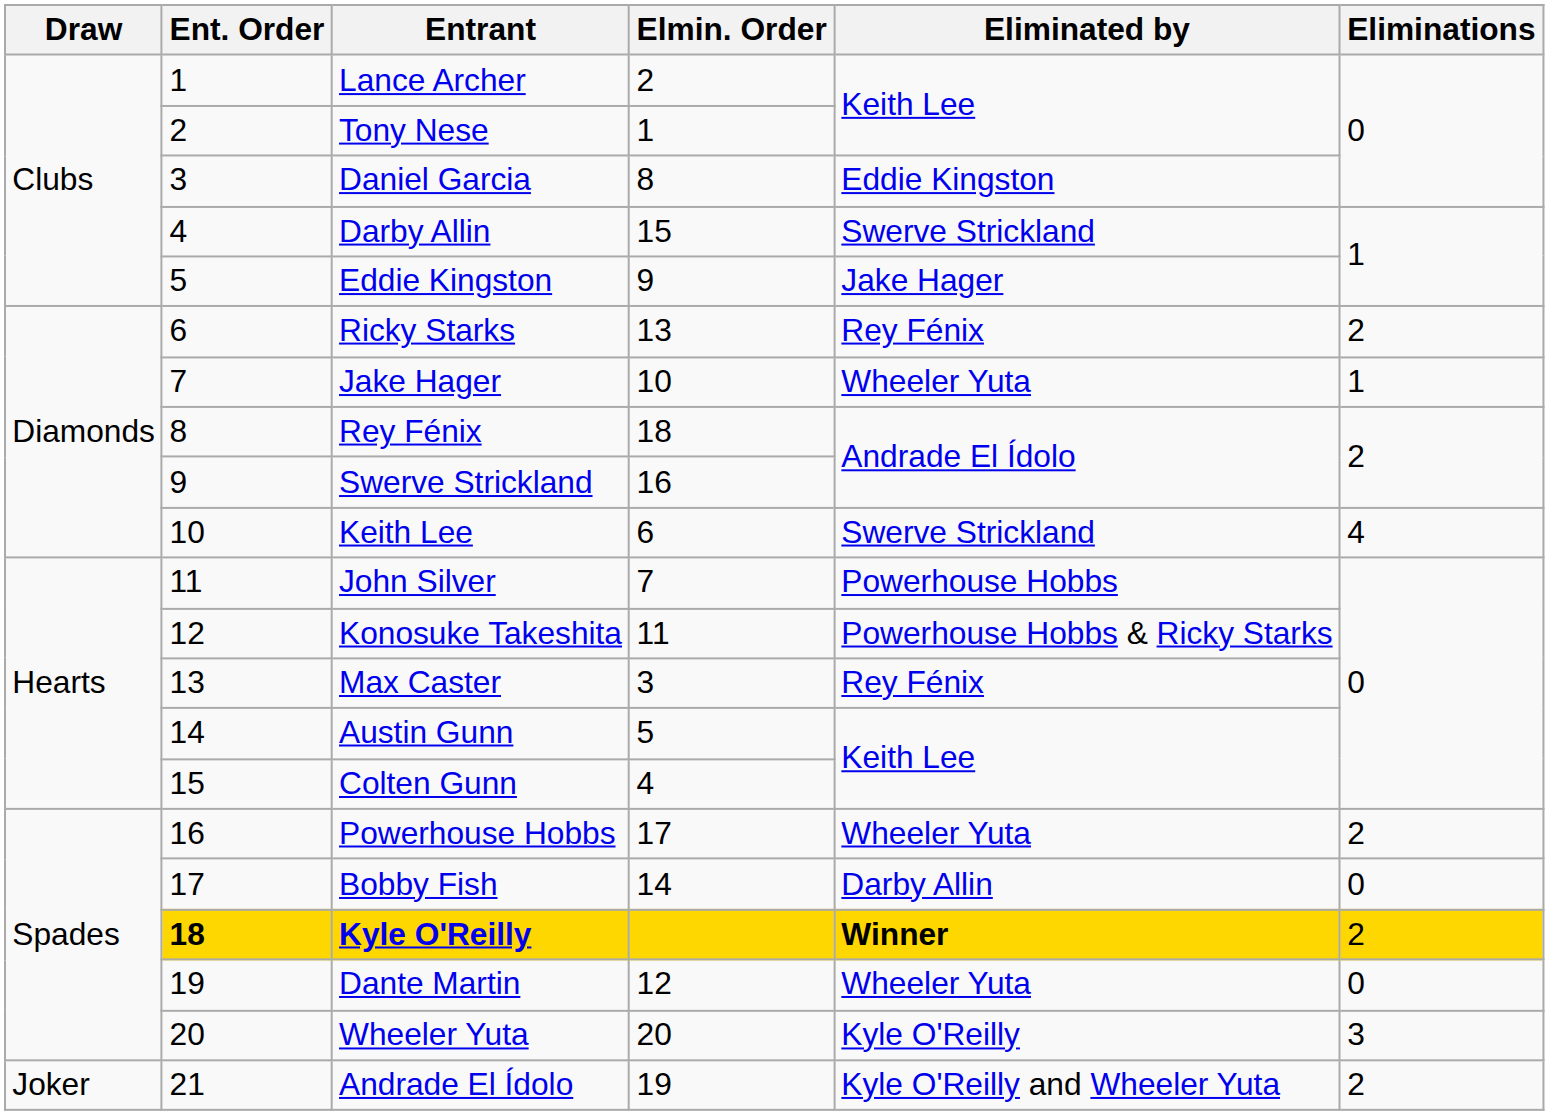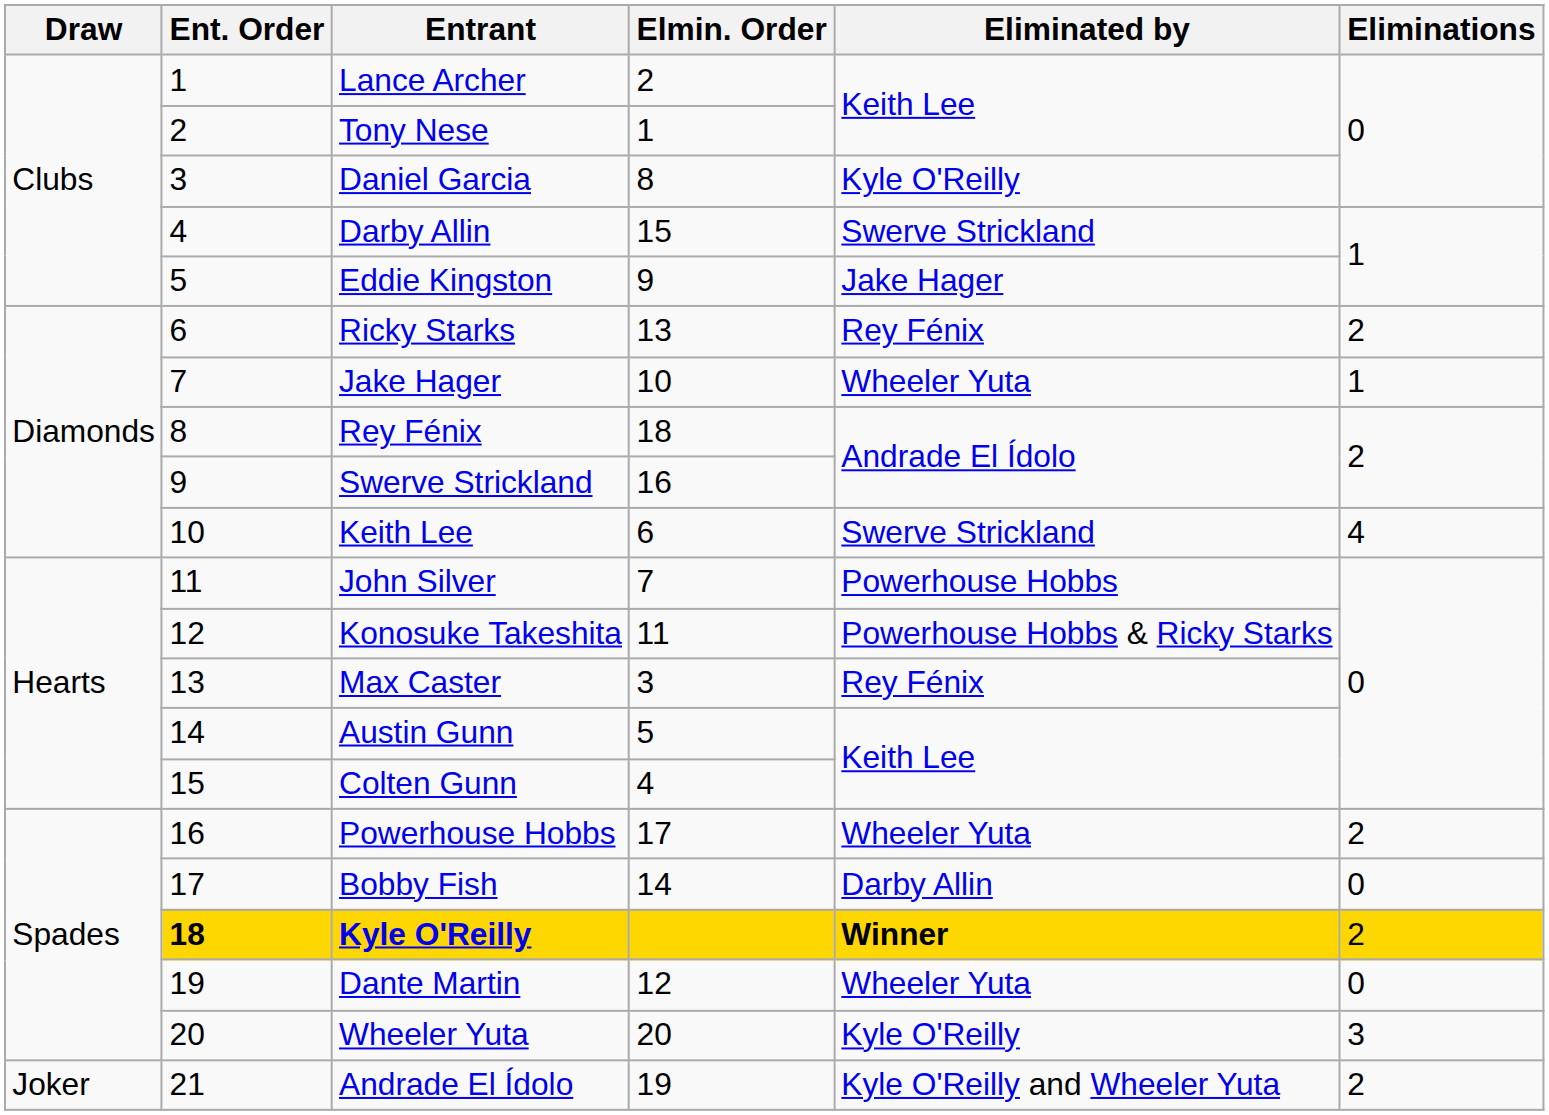(948, 180) Eddie Kingston -> (931, 180) Kyle O'Reilly
